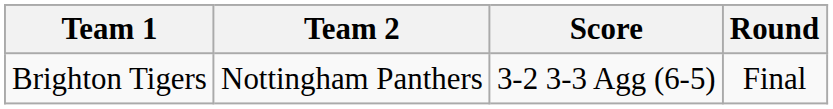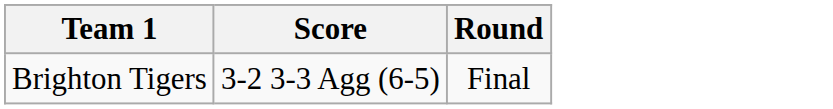- column: (352, 28)
